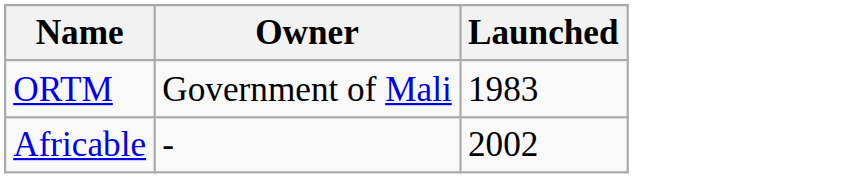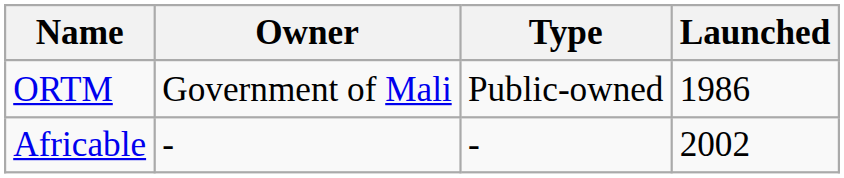+ column: (566, 32)
(503, 88) 1983 -> (715, 88) 1986
